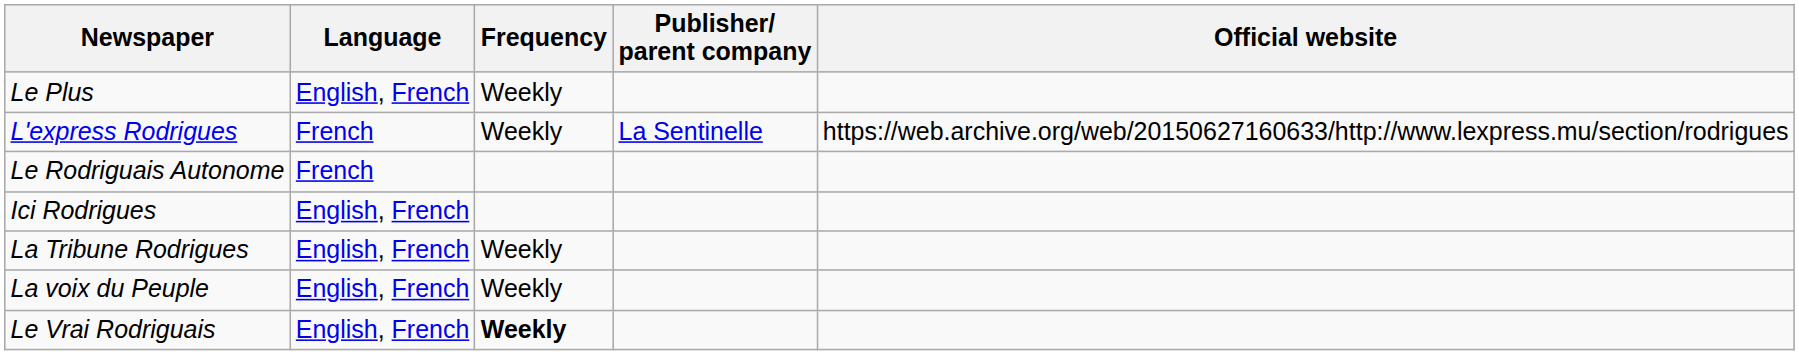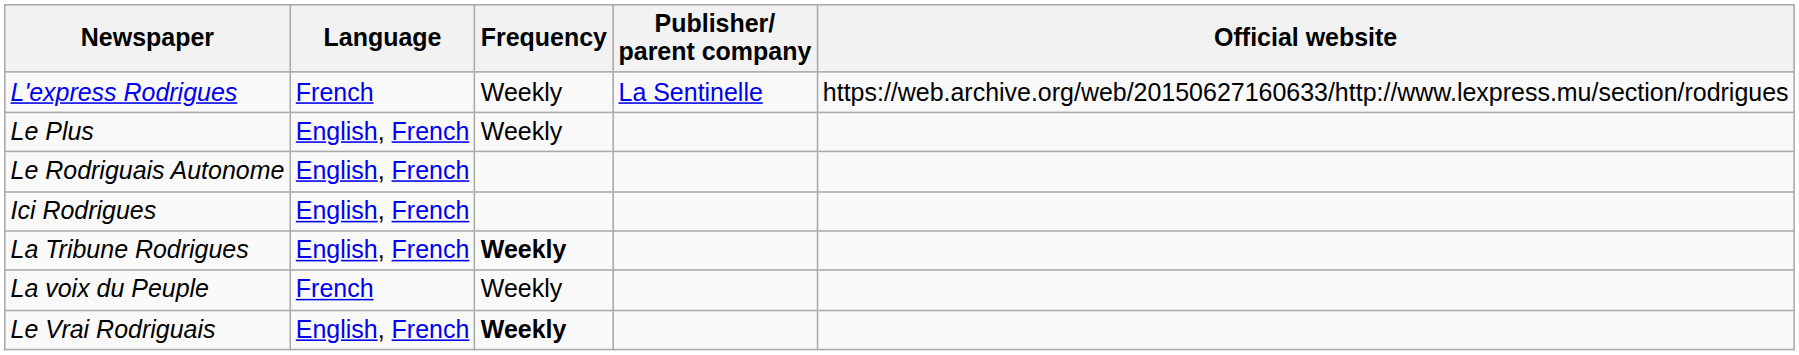rows swapped: (124, 131) <-> (52, 91)
(335, 171) French -> (383, 171) English, French
(521, 250) normal -> (524, 250) bold
(383, 289) English, French -> (335, 289) French
